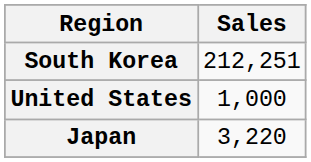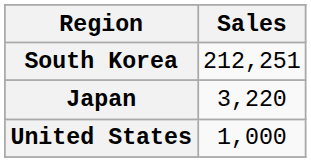rows swapped: (101, 138) <-> (101, 100)
